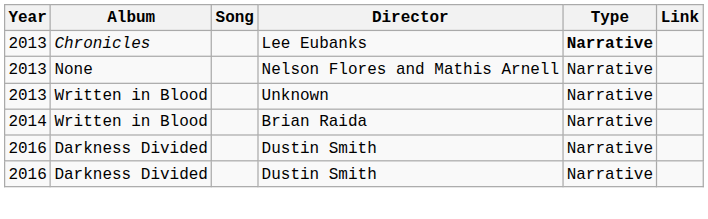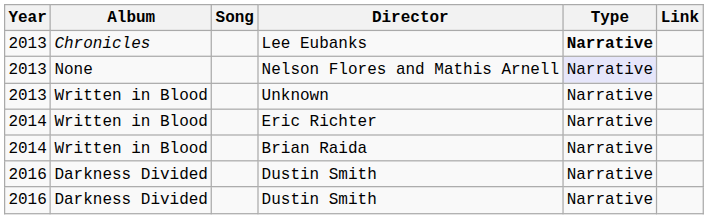(610, 70) no background -> (610, 70) lavender background
+ row: (131, 122)
